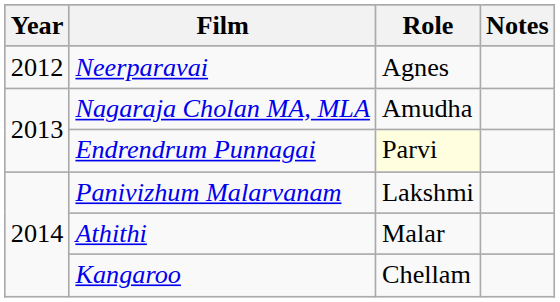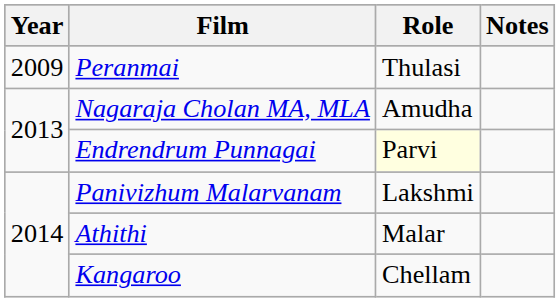+ row: (127, 66)
- row: (142, 66)
